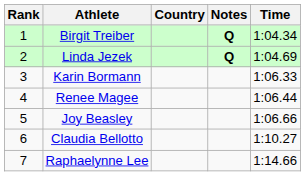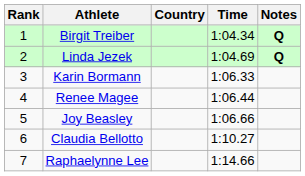columns swapped: (275, 14) <-> (229, 14)
